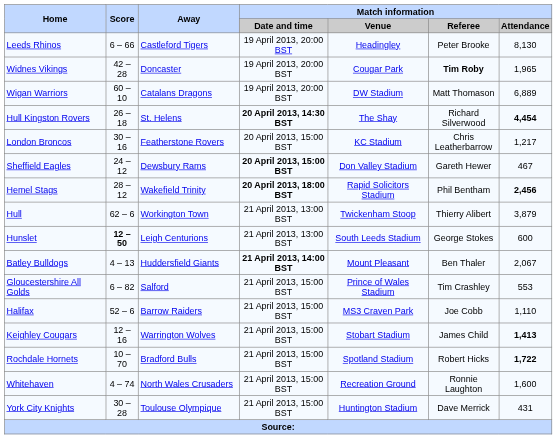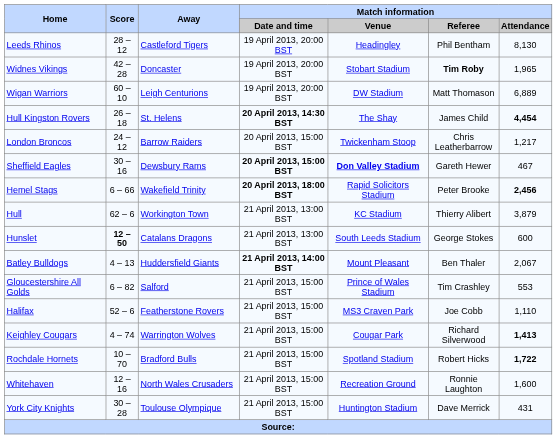(122, 45) 6 – 66 -> (122, 45) 28 – 12
(464, 45) Peter Brooke -> (464, 45) Phil Bentham
(378, 69) Cougar Park -> (378, 69) Stobart Stadium
(176, 93) Catalans Dragons -> (174, 93) Leigh Centurions
(464, 117) Richard Silverwood -> (464, 117) James Child
(122, 142) 30 – 16 -> (122, 142) 24 – 12
(182, 142) Featherstone Rovers -> (171, 142) Barrow Raiders
(378, 142) KC Stadium -> (378, 142) Twickenham Stoop
(122, 166) 24 – 12 -> (122, 166) 30 – 16
(378, 166) normal -> (378, 166) bold
(122, 190) 28 – 12 -> (122, 190) 6 – 66
(464, 190) Phil Bentham -> (464, 190) Peter Brooke
(378, 214) Twickenham Stoop -> (378, 214) KC Stadium
(174, 238) Leigh Centurions -> (176, 238) Catalans Dragons
(171, 311) Barrow Raiders -> (182, 311) Featherstone Rovers
(122, 335) 12 – 16 -> (122, 335) 4 – 74
(378, 335) Stobart Stadium -> (378, 335) Cougar Park
(464, 335) James Child -> (464, 335) Richard Silverwood
(122, 383) 4 – 74 -> (122, 383) 12 – 16
